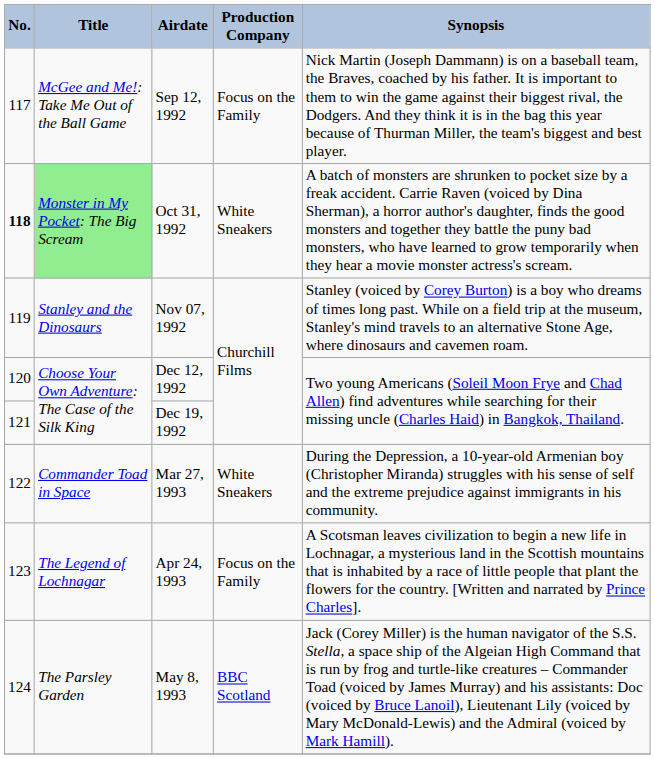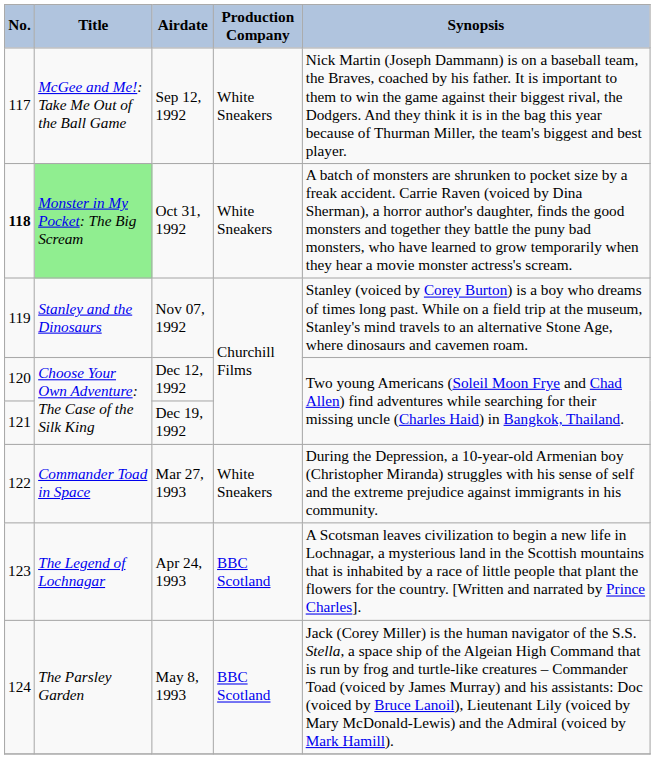(256, 105) Focus on the Family -> (245, 105) White Sneakers
(256, 572) Focus on the Family -> (244, 572) BBC Scotland
